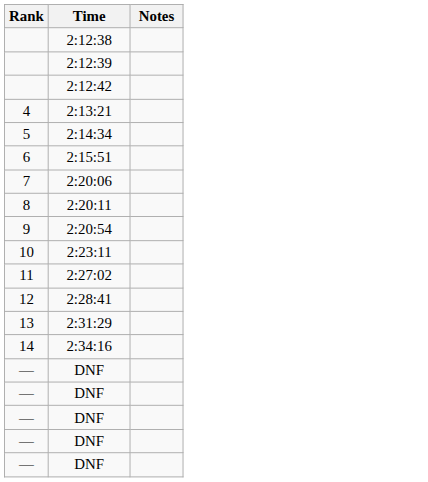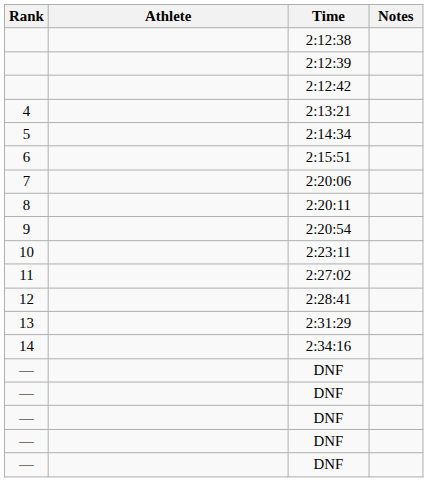+ column: (168, 16)
